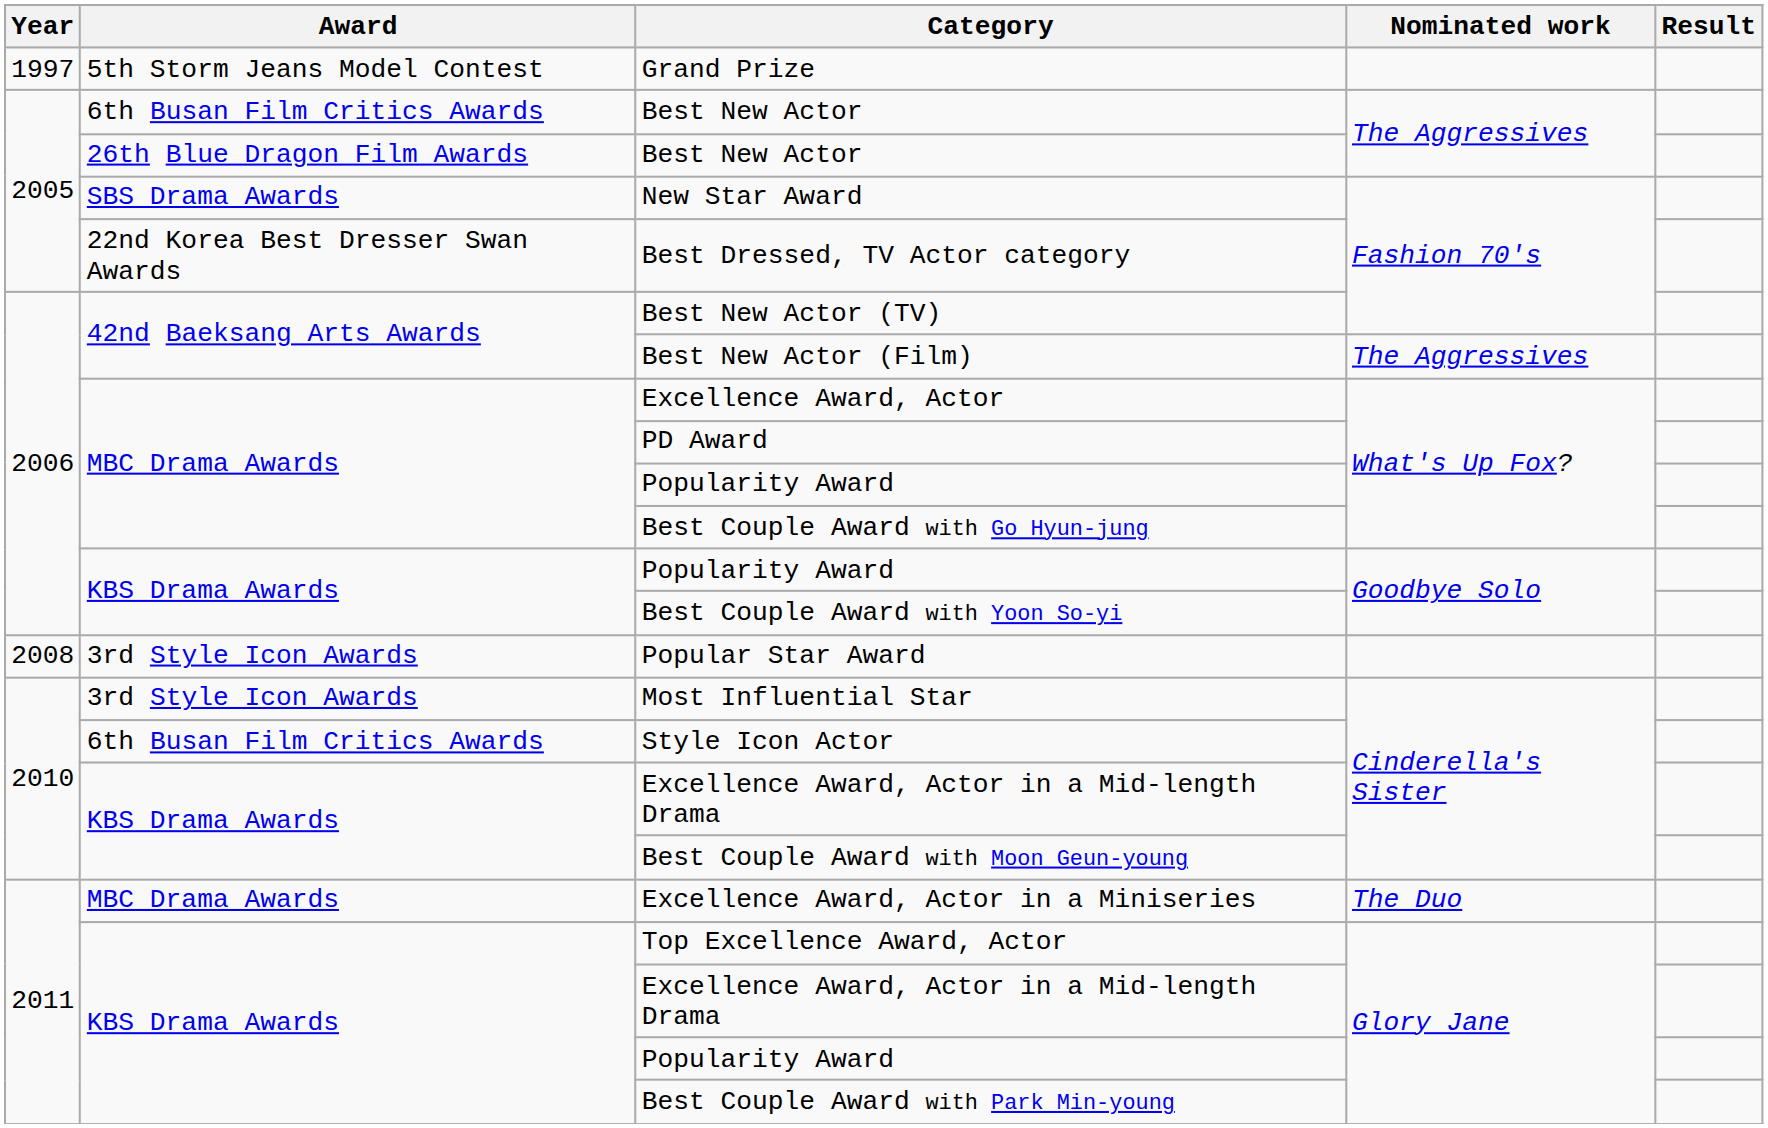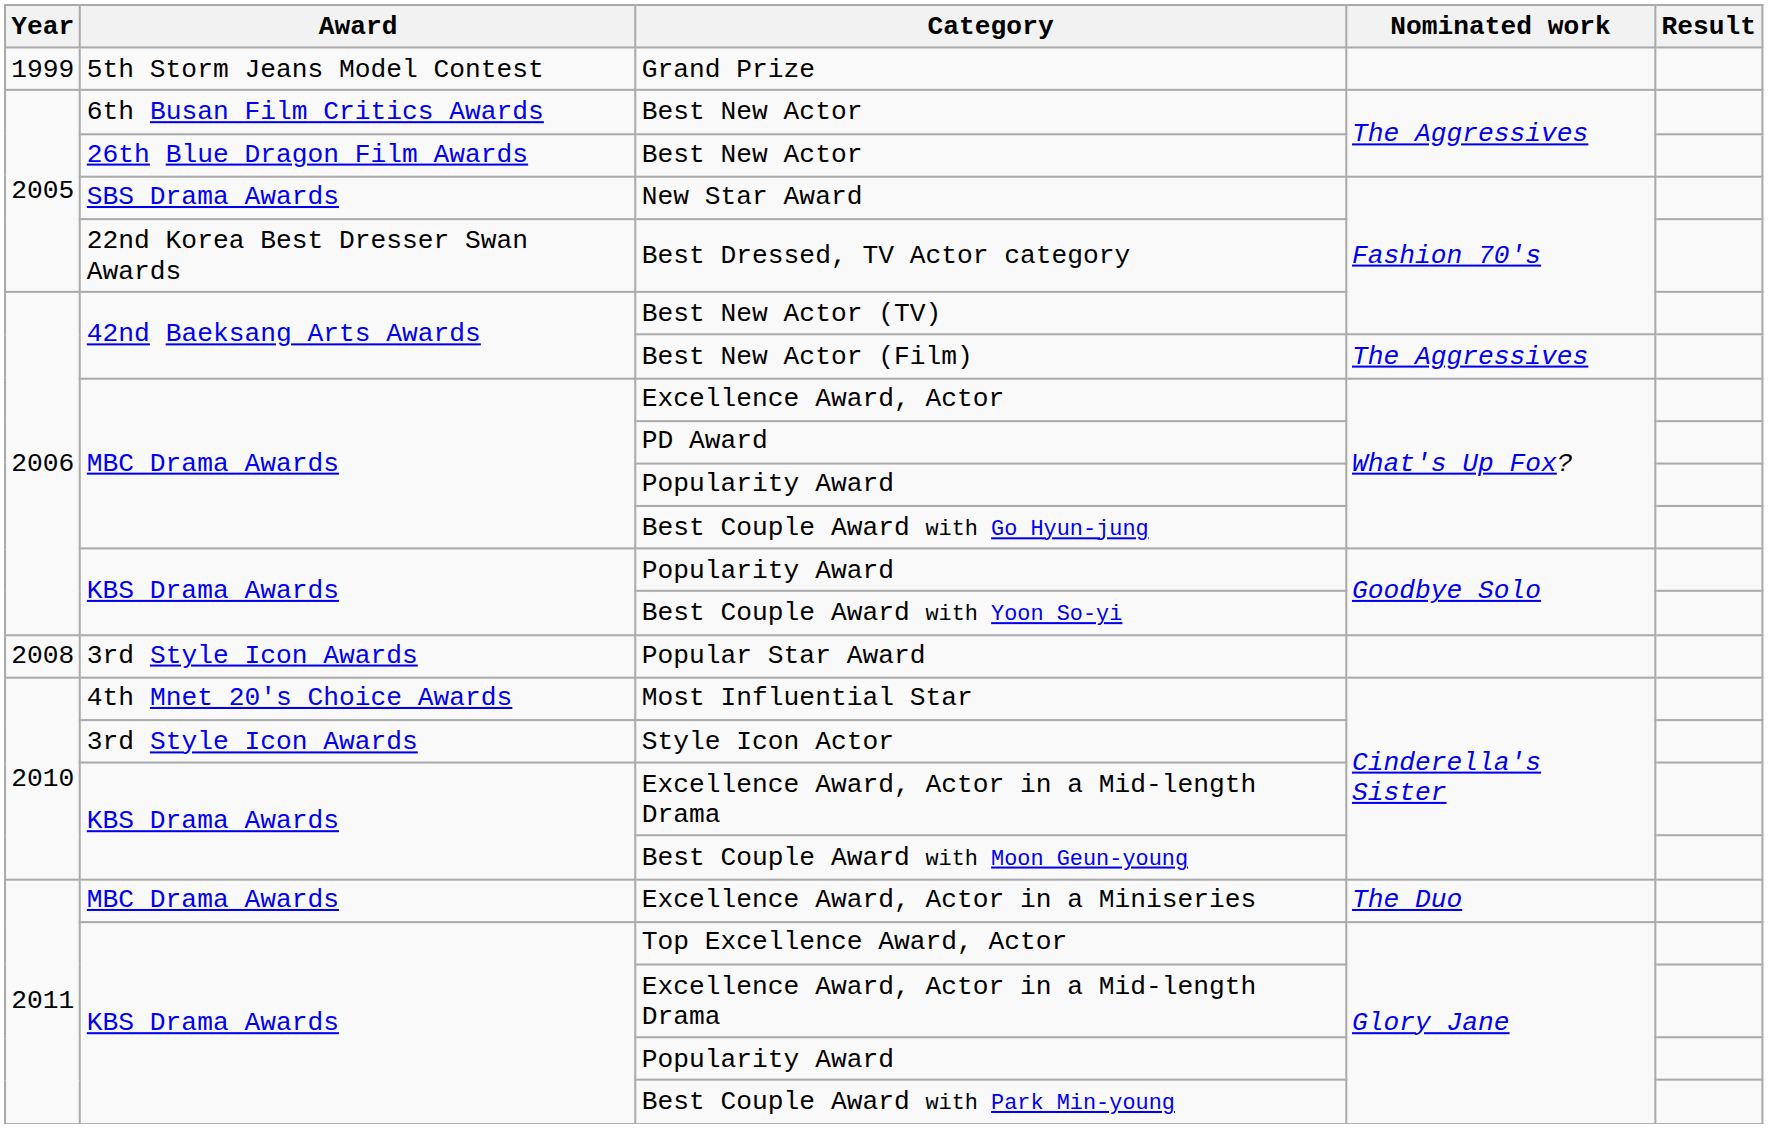(43, 69) 1997 -> (43, 69) 1999
(252, 699) 3rd Style Icon Awards -> (300, 699) 4th Mnet 20's Choice Awards
(315, 741) 6th Busan Film Critics Awards -> (252, 741) 3rd Style Icon Awards
